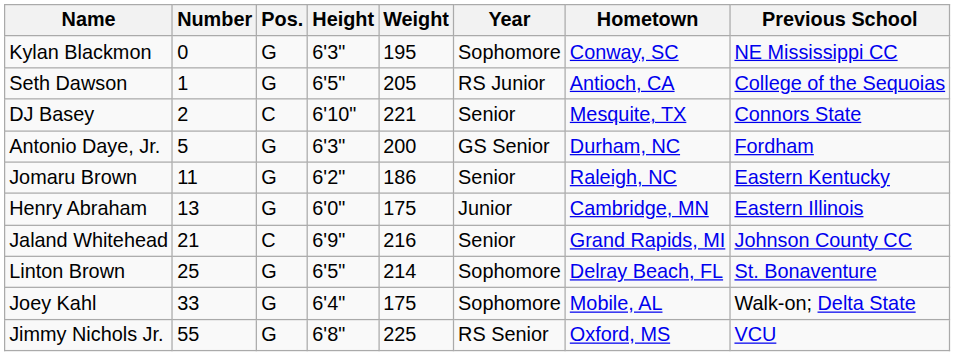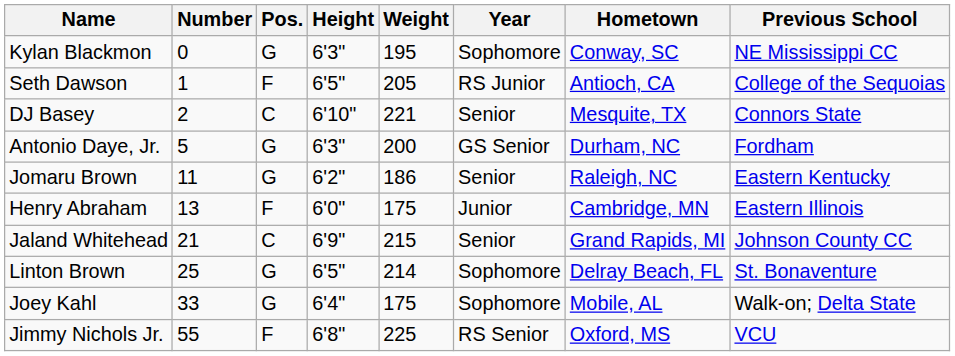(269, 83) G -> (267, 83) F
(269, 209) G -> (267, 209) F
(400, 240) 216 -> (400, 240) 215
(269, 334) G -> (267, 334) F
